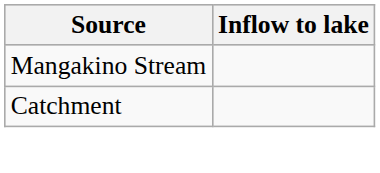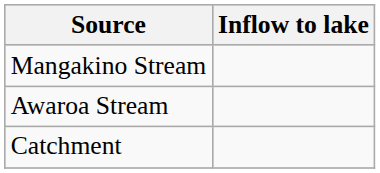+ row: (90, 106)
